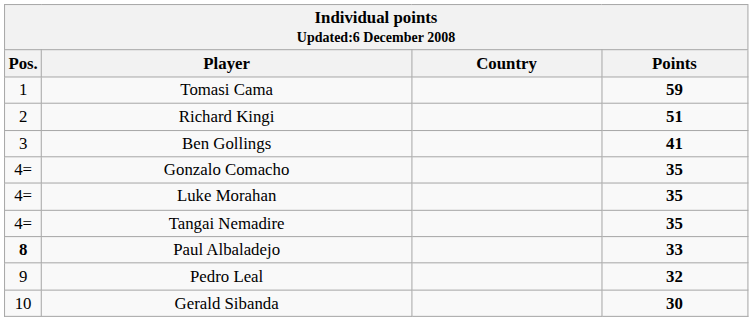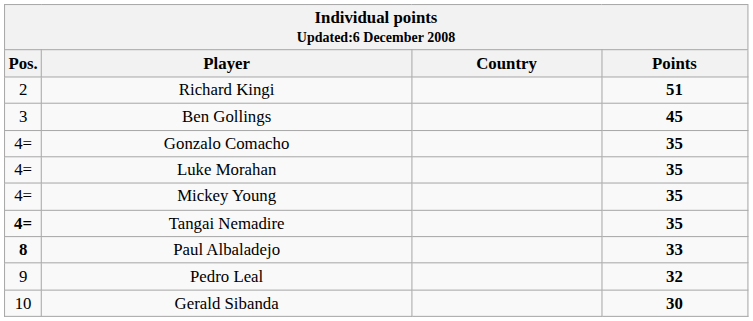- row: (227, 90)
(674, 143) 41 -> (674, 116) 45
+ row: (227, 196)
(23, 223) normal -> (23, 223) bold
